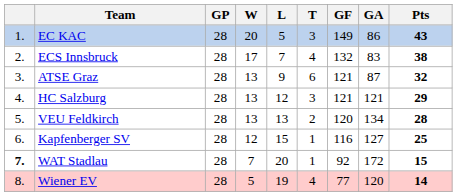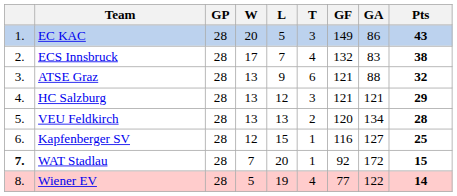(374, 77) 87 -> (374, 77) 88
(374, 181) 120 -> (374, 181) 122
